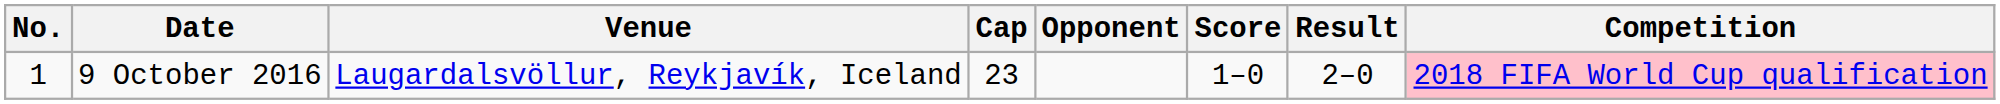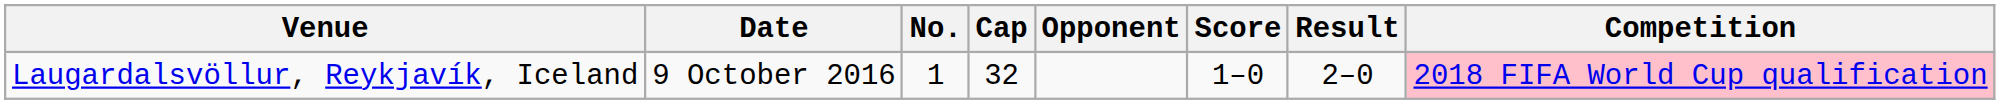columns swapped: (38, 29) <-> (649, 29)
(1002, 76) 23 -> (1002, 76) 32
